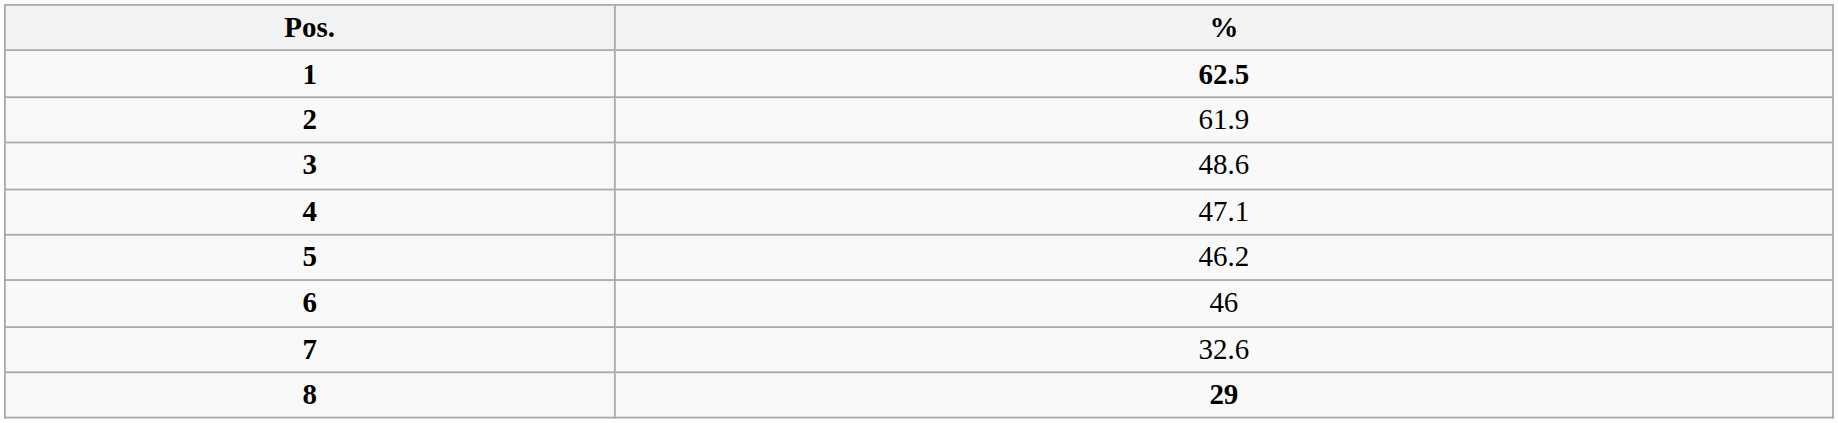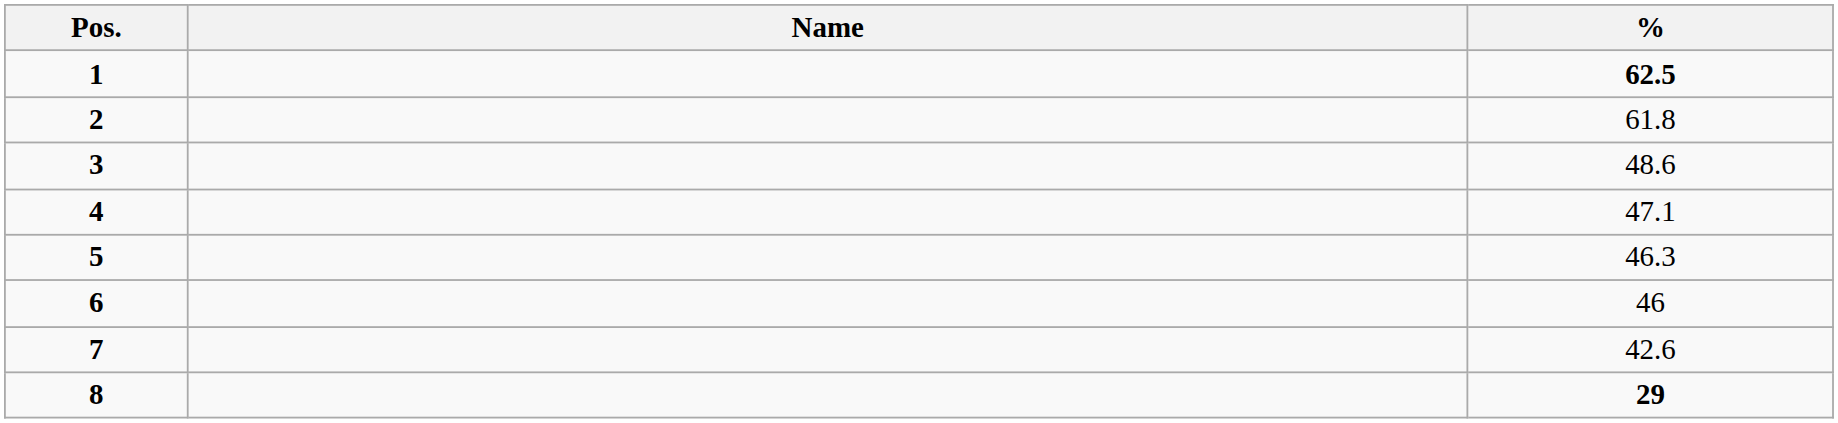+ column: (828, 27)
(1224, 119) 61.9 -> (1650, 119) 61.8
(1224, 257) 46.2 -> (1650, 257) 46.3
(1224, 348) 32.6 -> (1650, 348) 42.6
